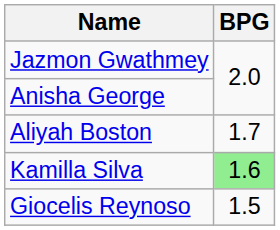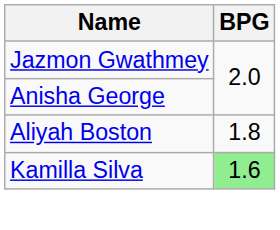(244, 133) 1.7 -> (244, 133) 1.8
- row: (100, 206)
